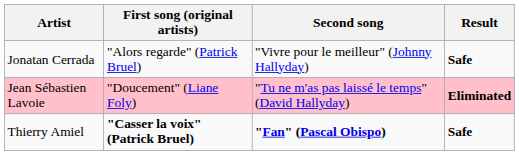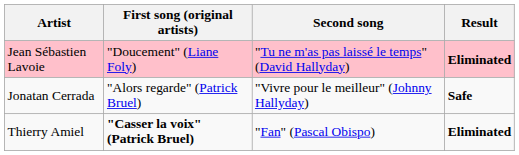rows swapped: (47, 95) <-> (51, 59)
(320, 132) bold -> (315, 132) normal
(460, 132) Safe -> (479, 132) Eliminated
